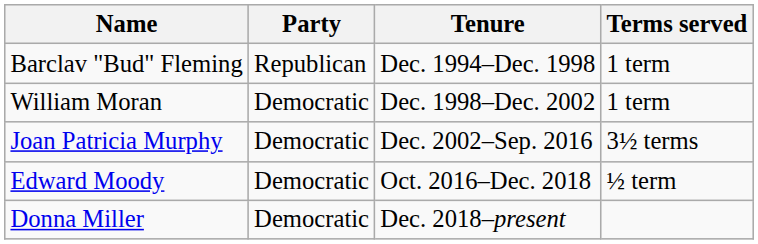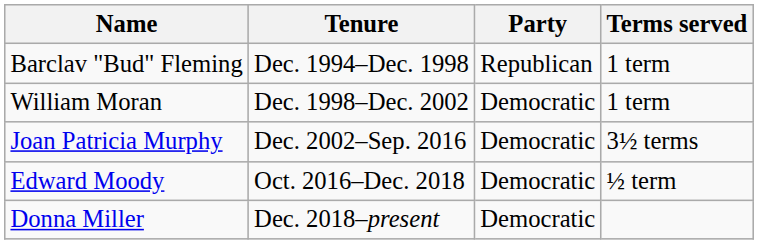columns swapped: (312, 24) <-> (488, 24)
